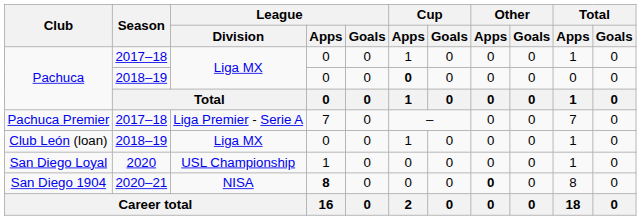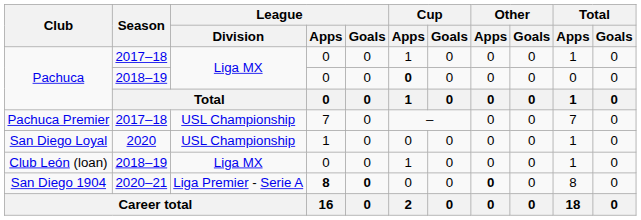(238, 120) Liga Premier - Serie A -> (238, 120) USL Championship
rows swapped: (58, 141) <-> (58, 162)
(238, 183) NISA -> (238, 183) Liga Premier - Serie A
(367, 183) normal -> (367, 183) bold
